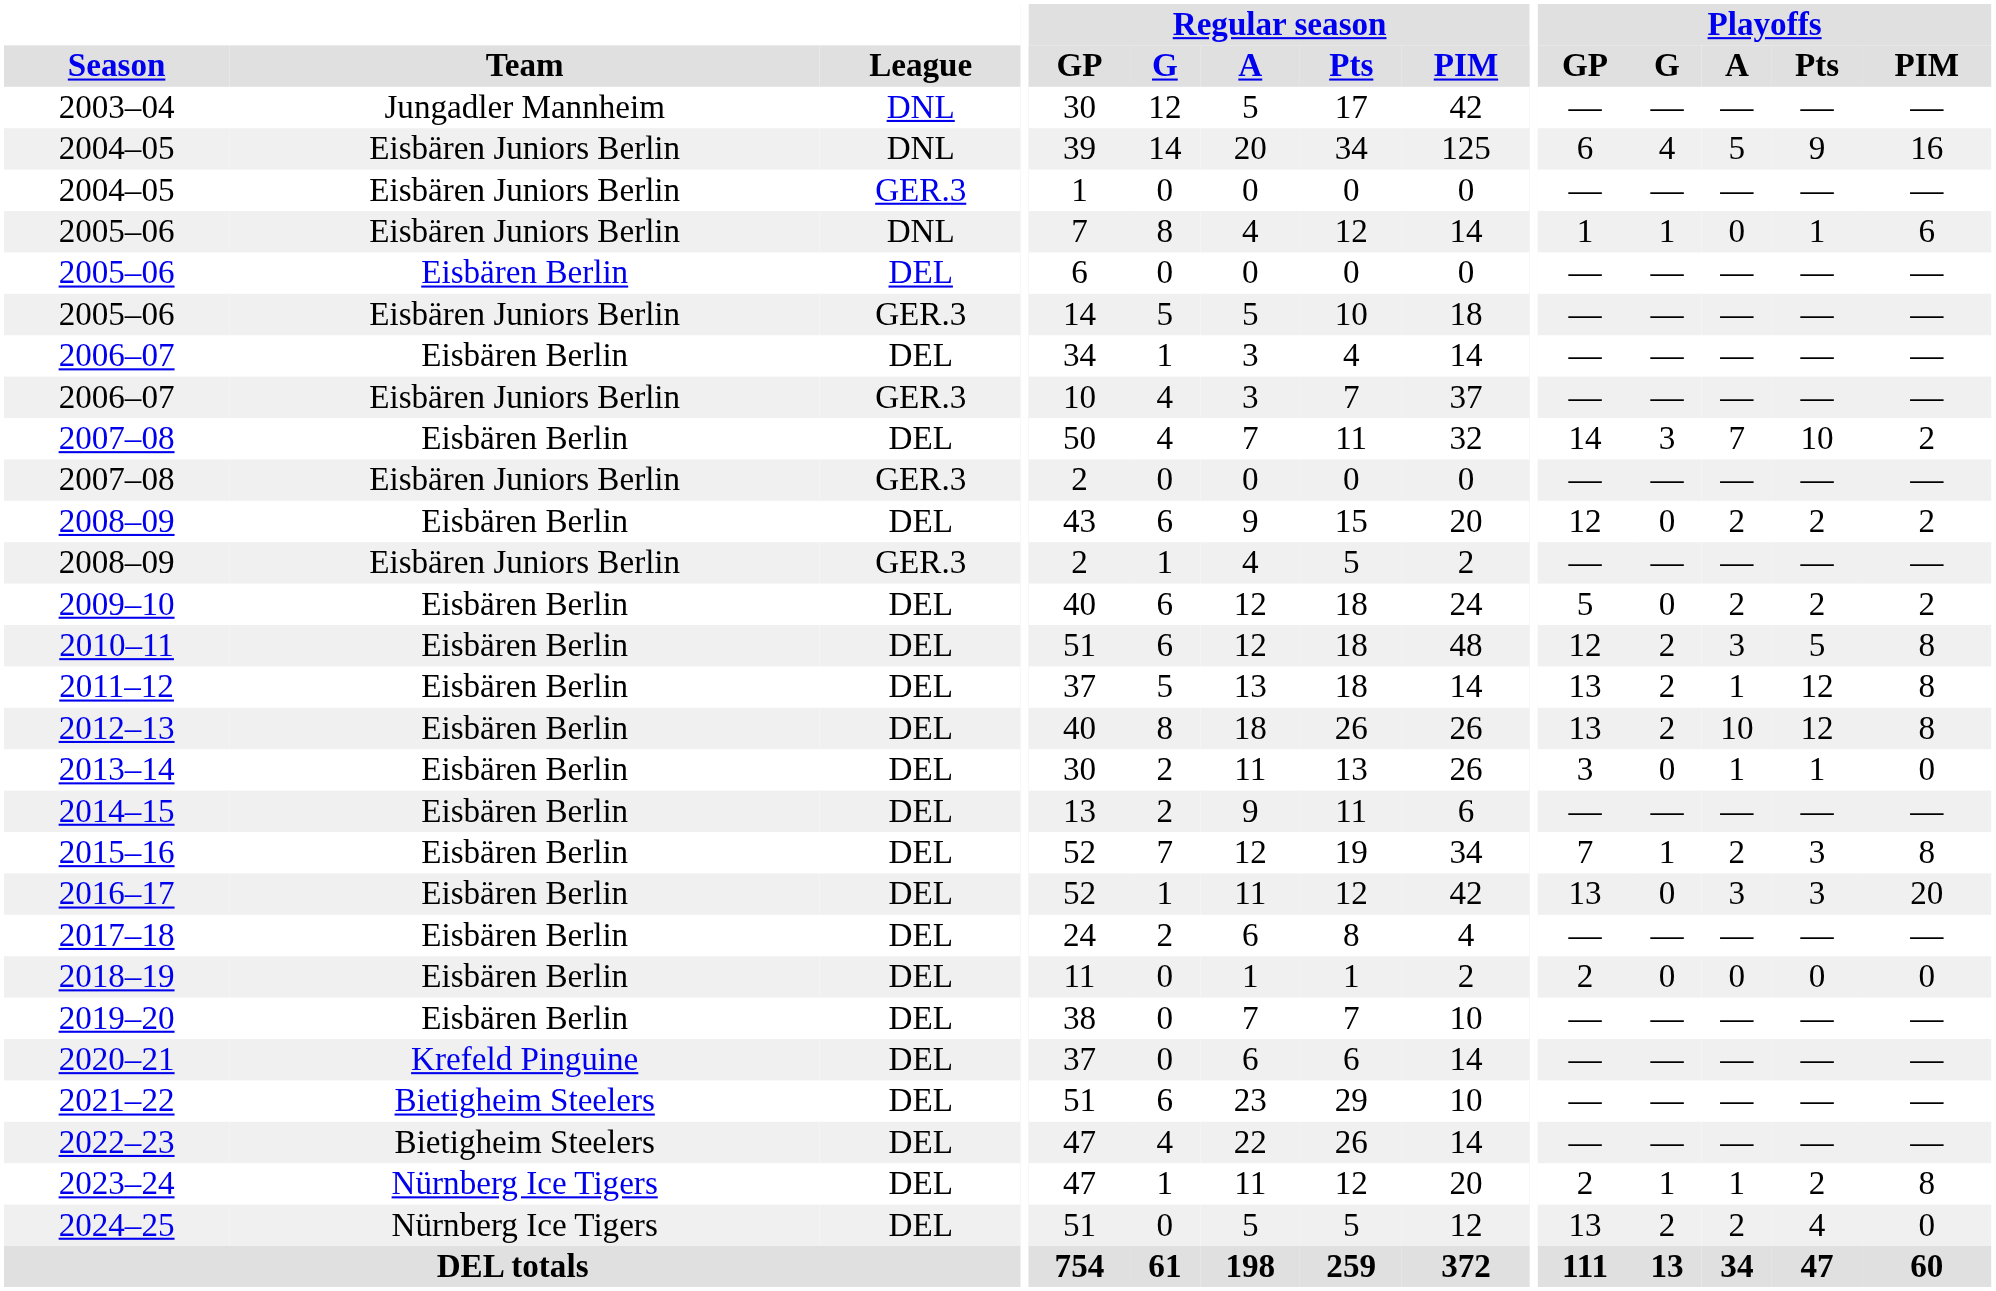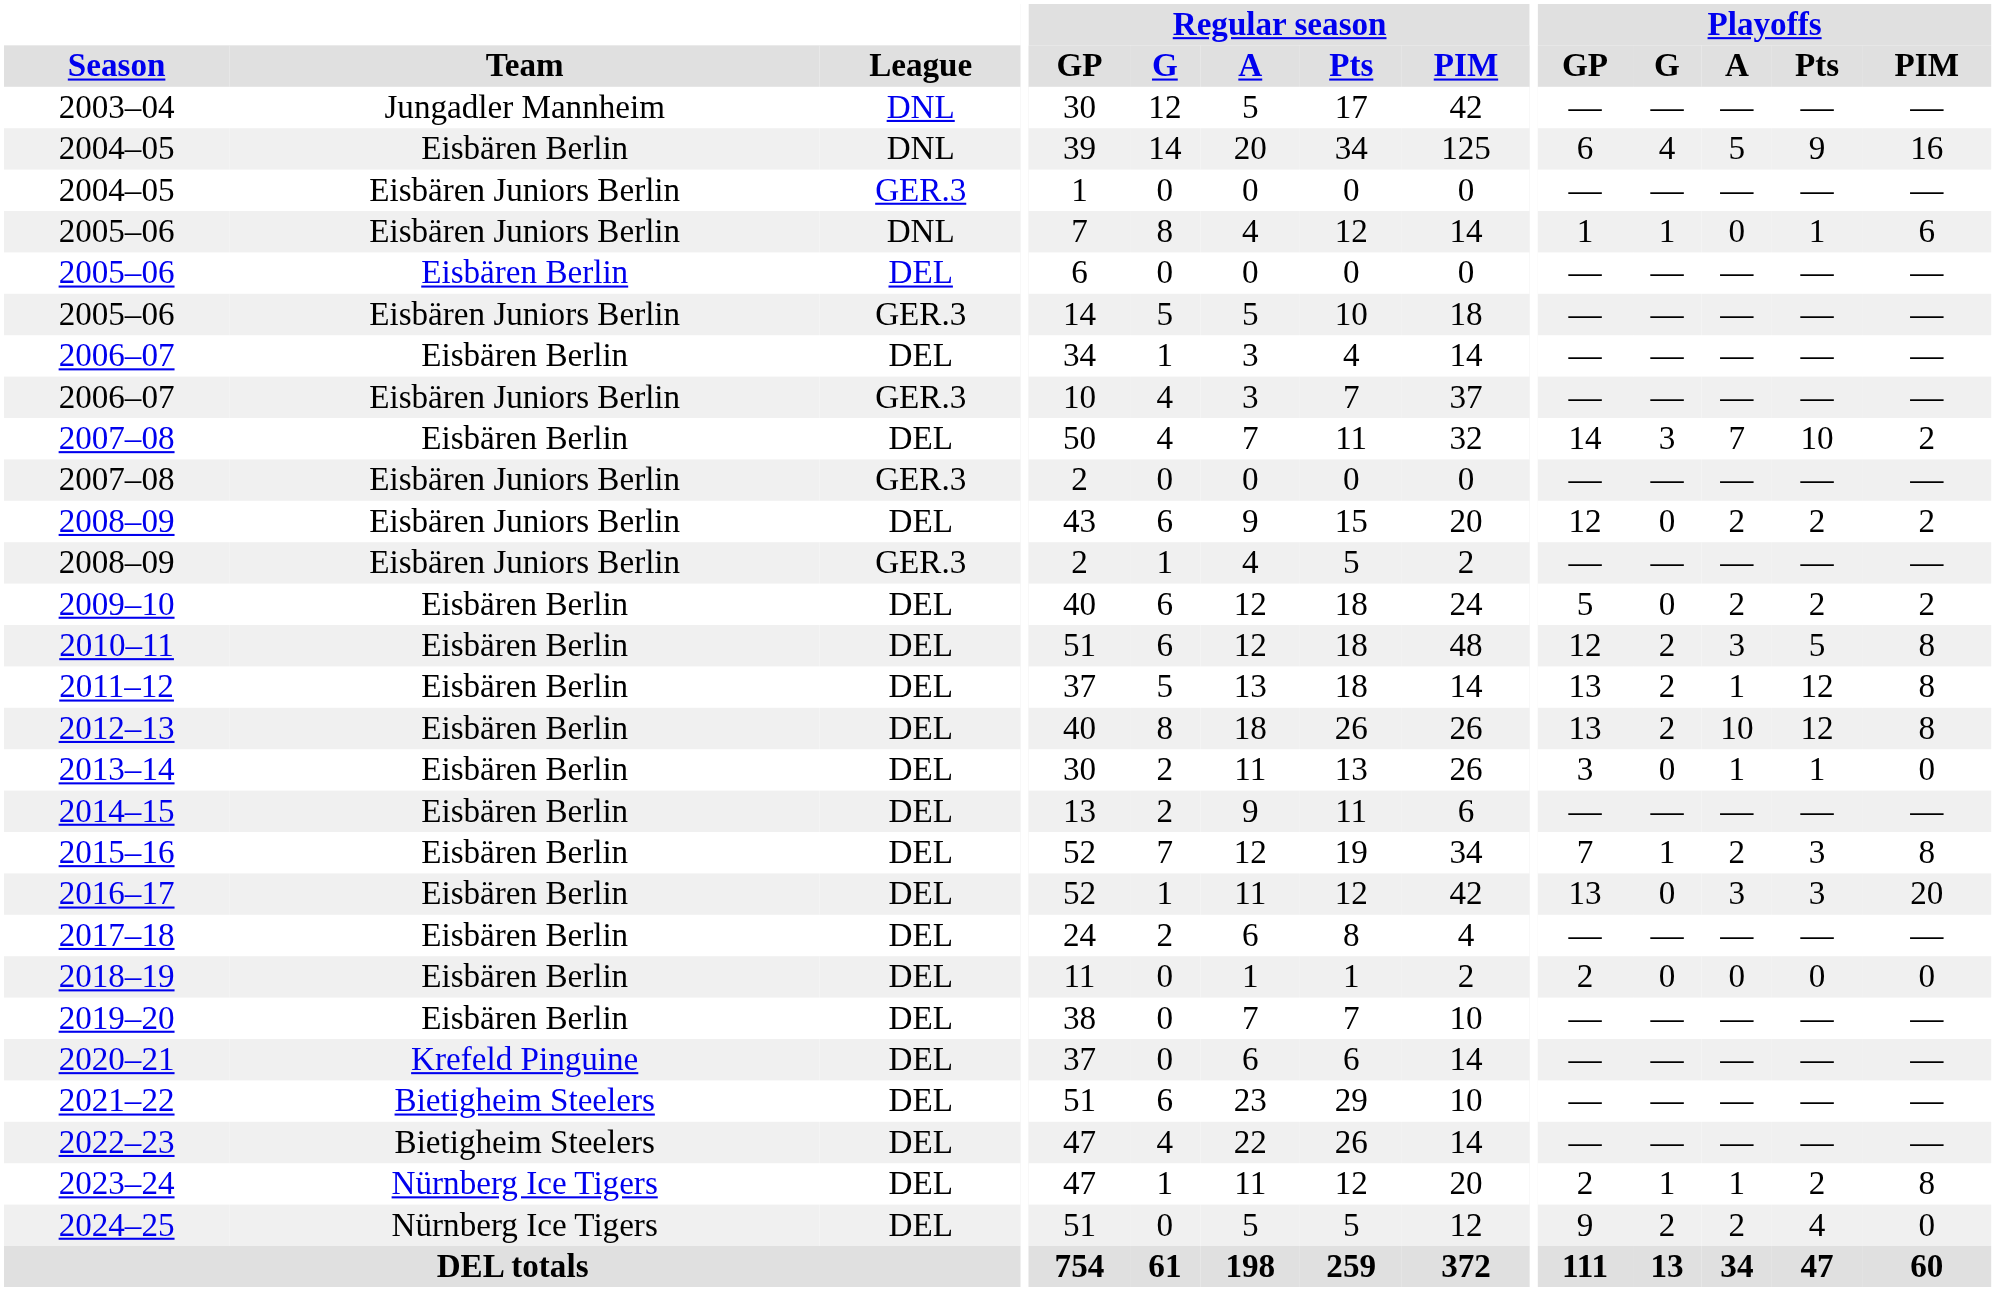(525, 148) Eisbären Juniors Berlin -> (525, 148) Eisbären Berlin
(525, 520) Eisbären Berlin -> (525, 520) Eisbären Juniors Berlin
(1585, 1224) 13 -> (1585, 1224) 9
